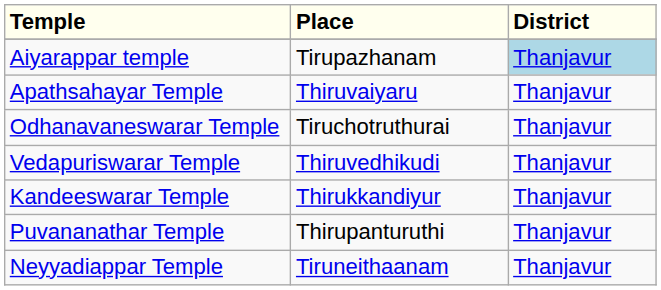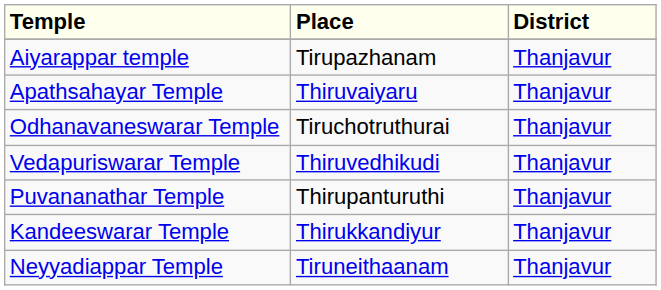(562, 57) lightblue background -> (562, 57) no background
rows swapped: (119, 197) <-> (117, 232)
